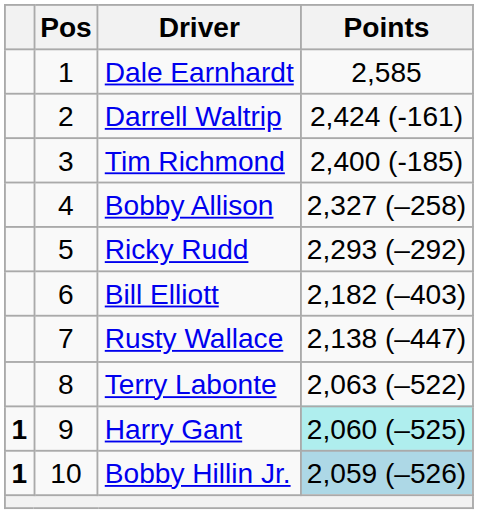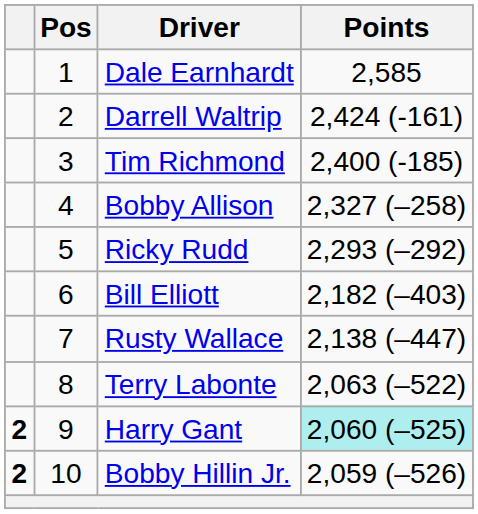(19, 428) 1 -> (19, 428) 2
(19, 473) 1 -> (19, 473) 2
(387, 473) lightblue background -> (387, 473) no background
